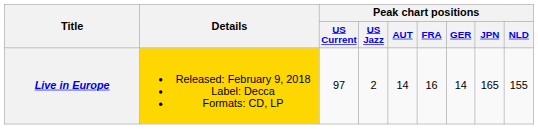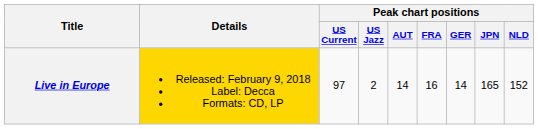(519, 85) 155 -> (519, 85) 152
